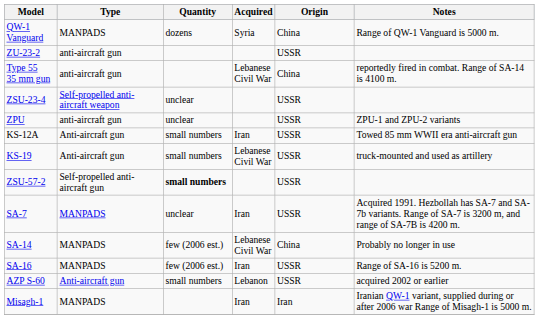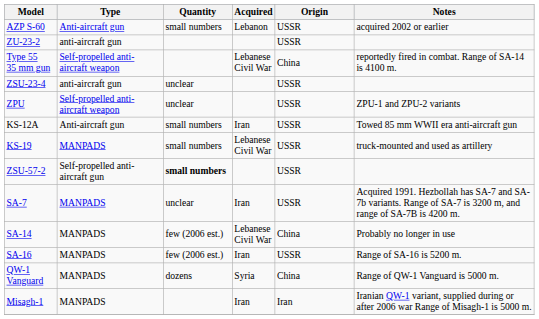rows swapped: (26, 281) <-> (25, 32)
(91, 73) anti-aircraft gun -> (97, 63) Self-propelled anti-aircraft weapon
(97, 100) Self-propelled anti-aircraft weapon -> (91, 83) anti-aircraft gun
(91, 120) anti-aircraft gun -> (97, 104) Self-propelled anti-aircraft weapon
(92, 156) Anti-aircraft gun -> (83, 145) MANPADS
